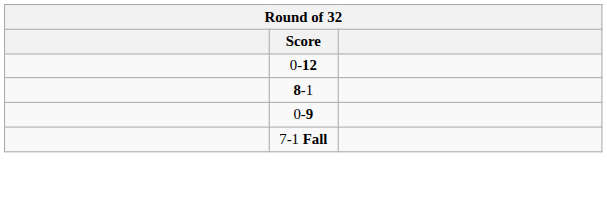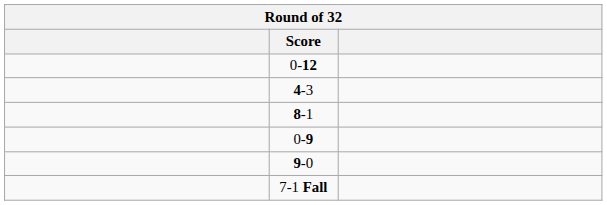+ row: (303, 90)
+ row: (303, 163)
